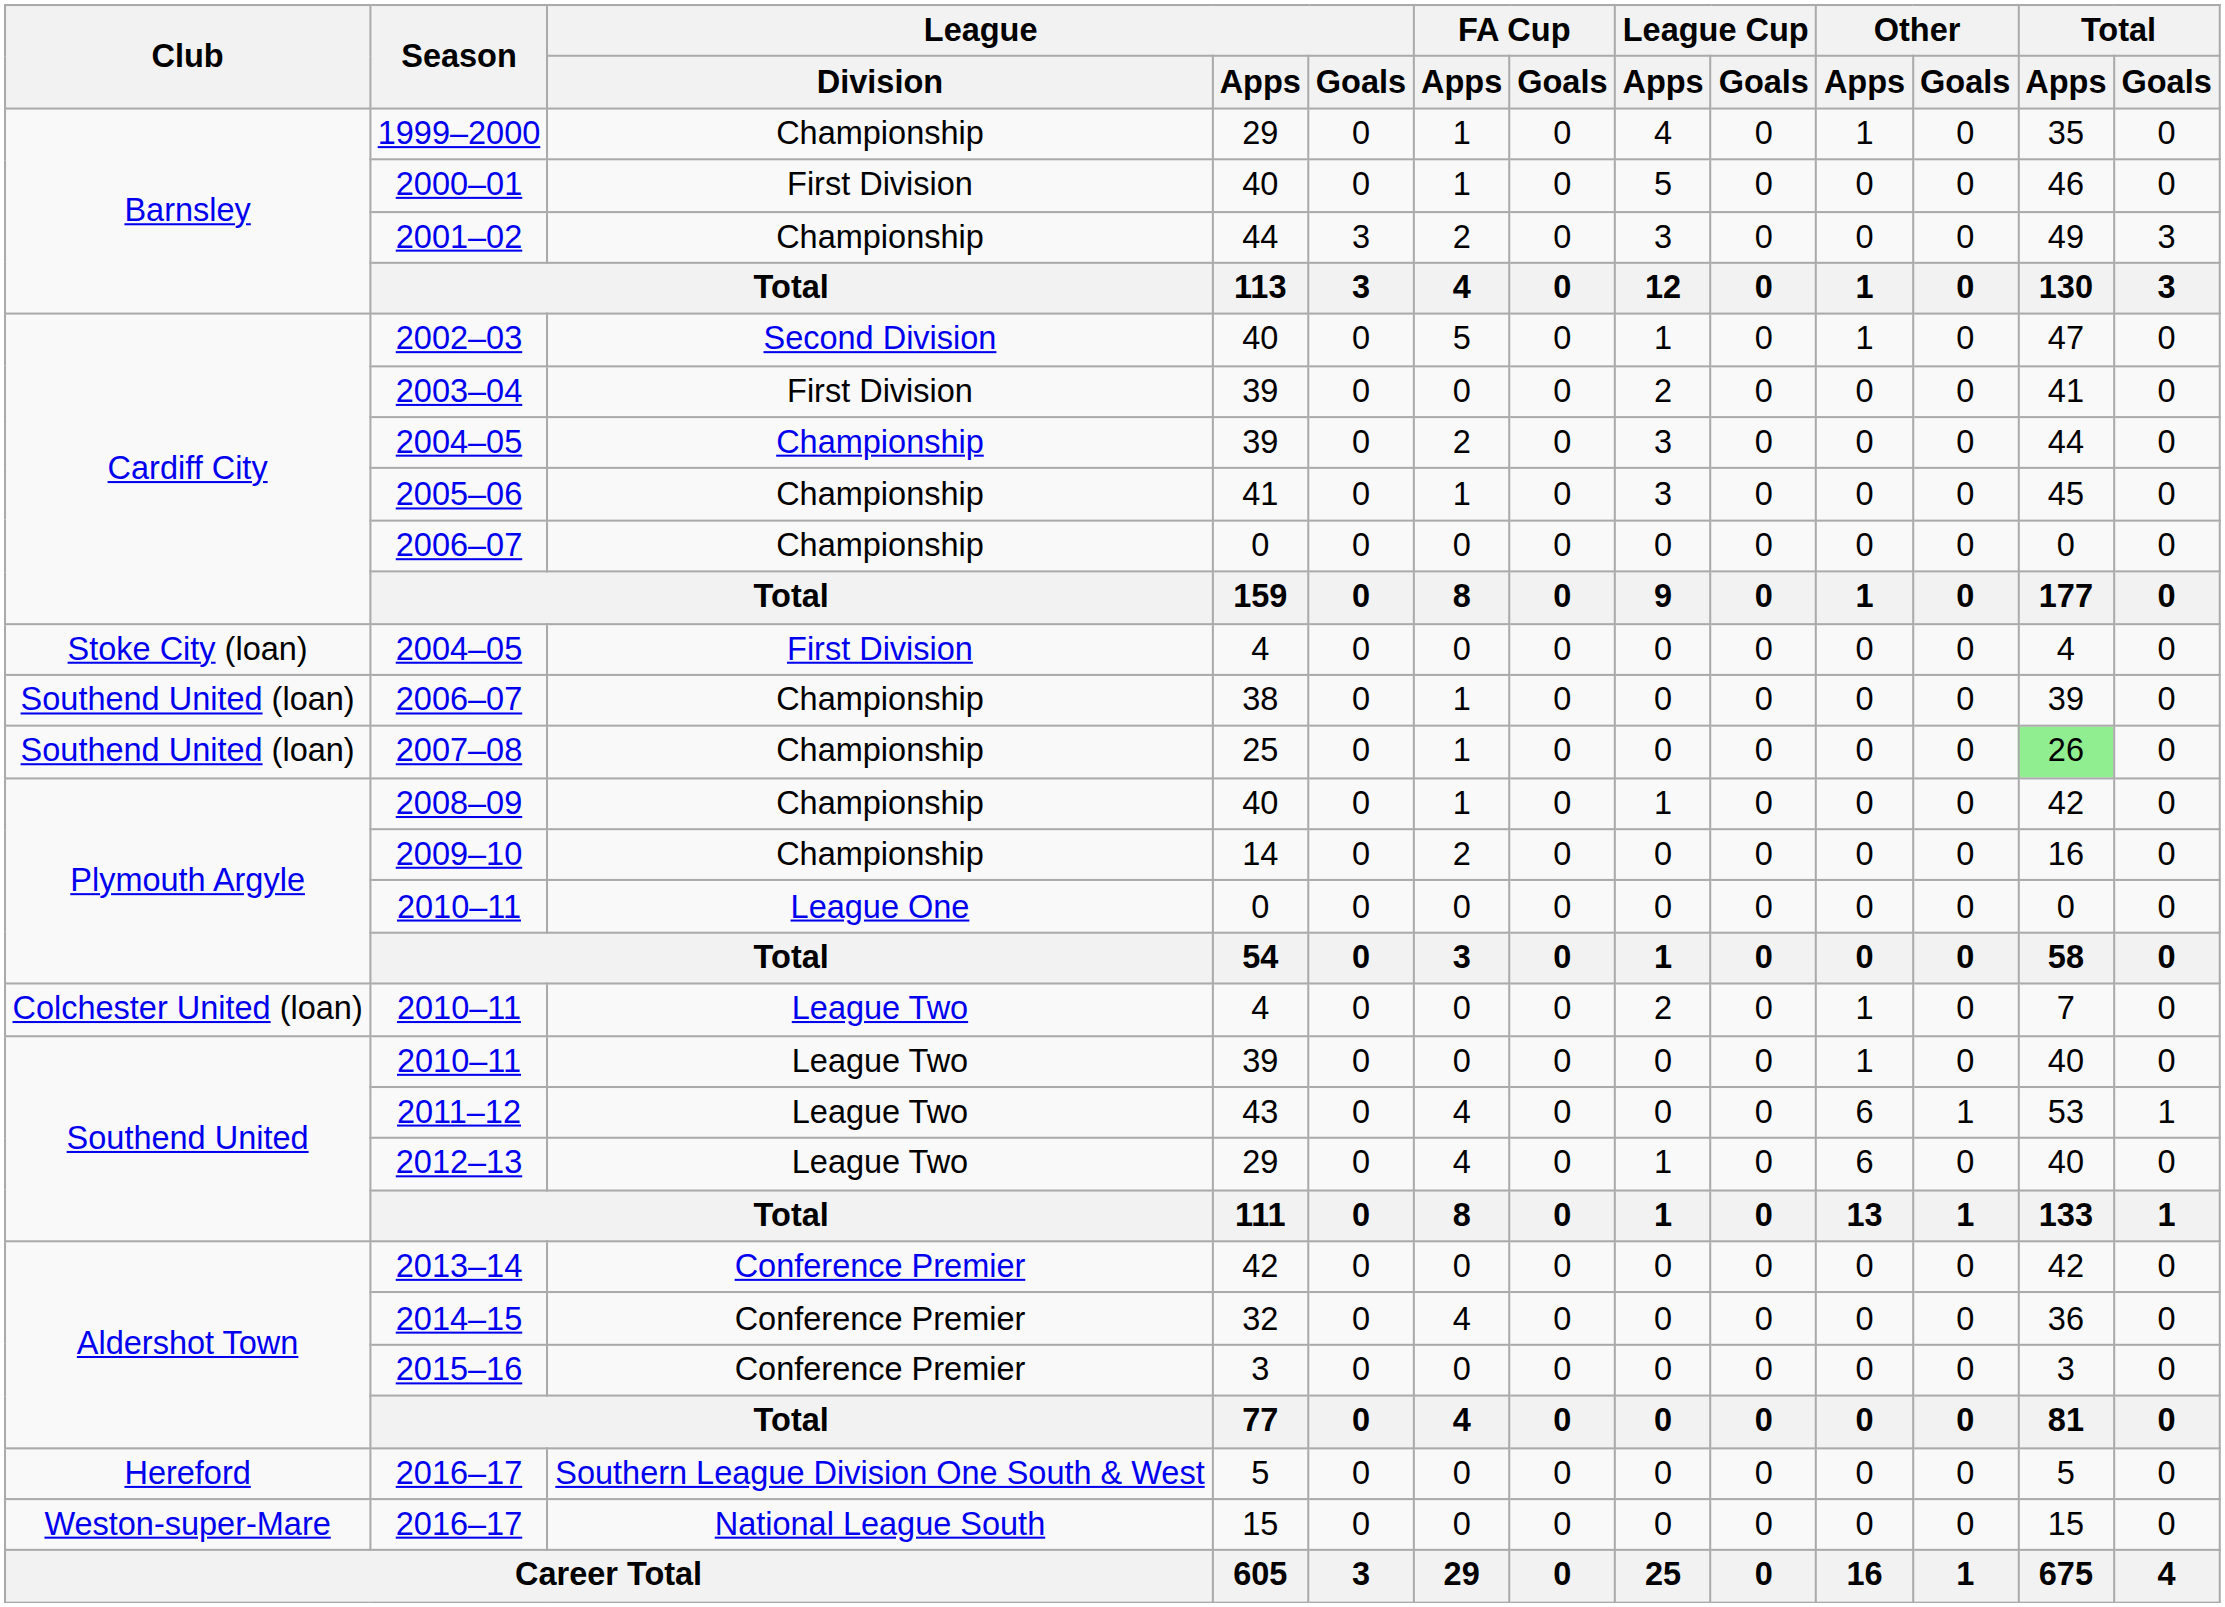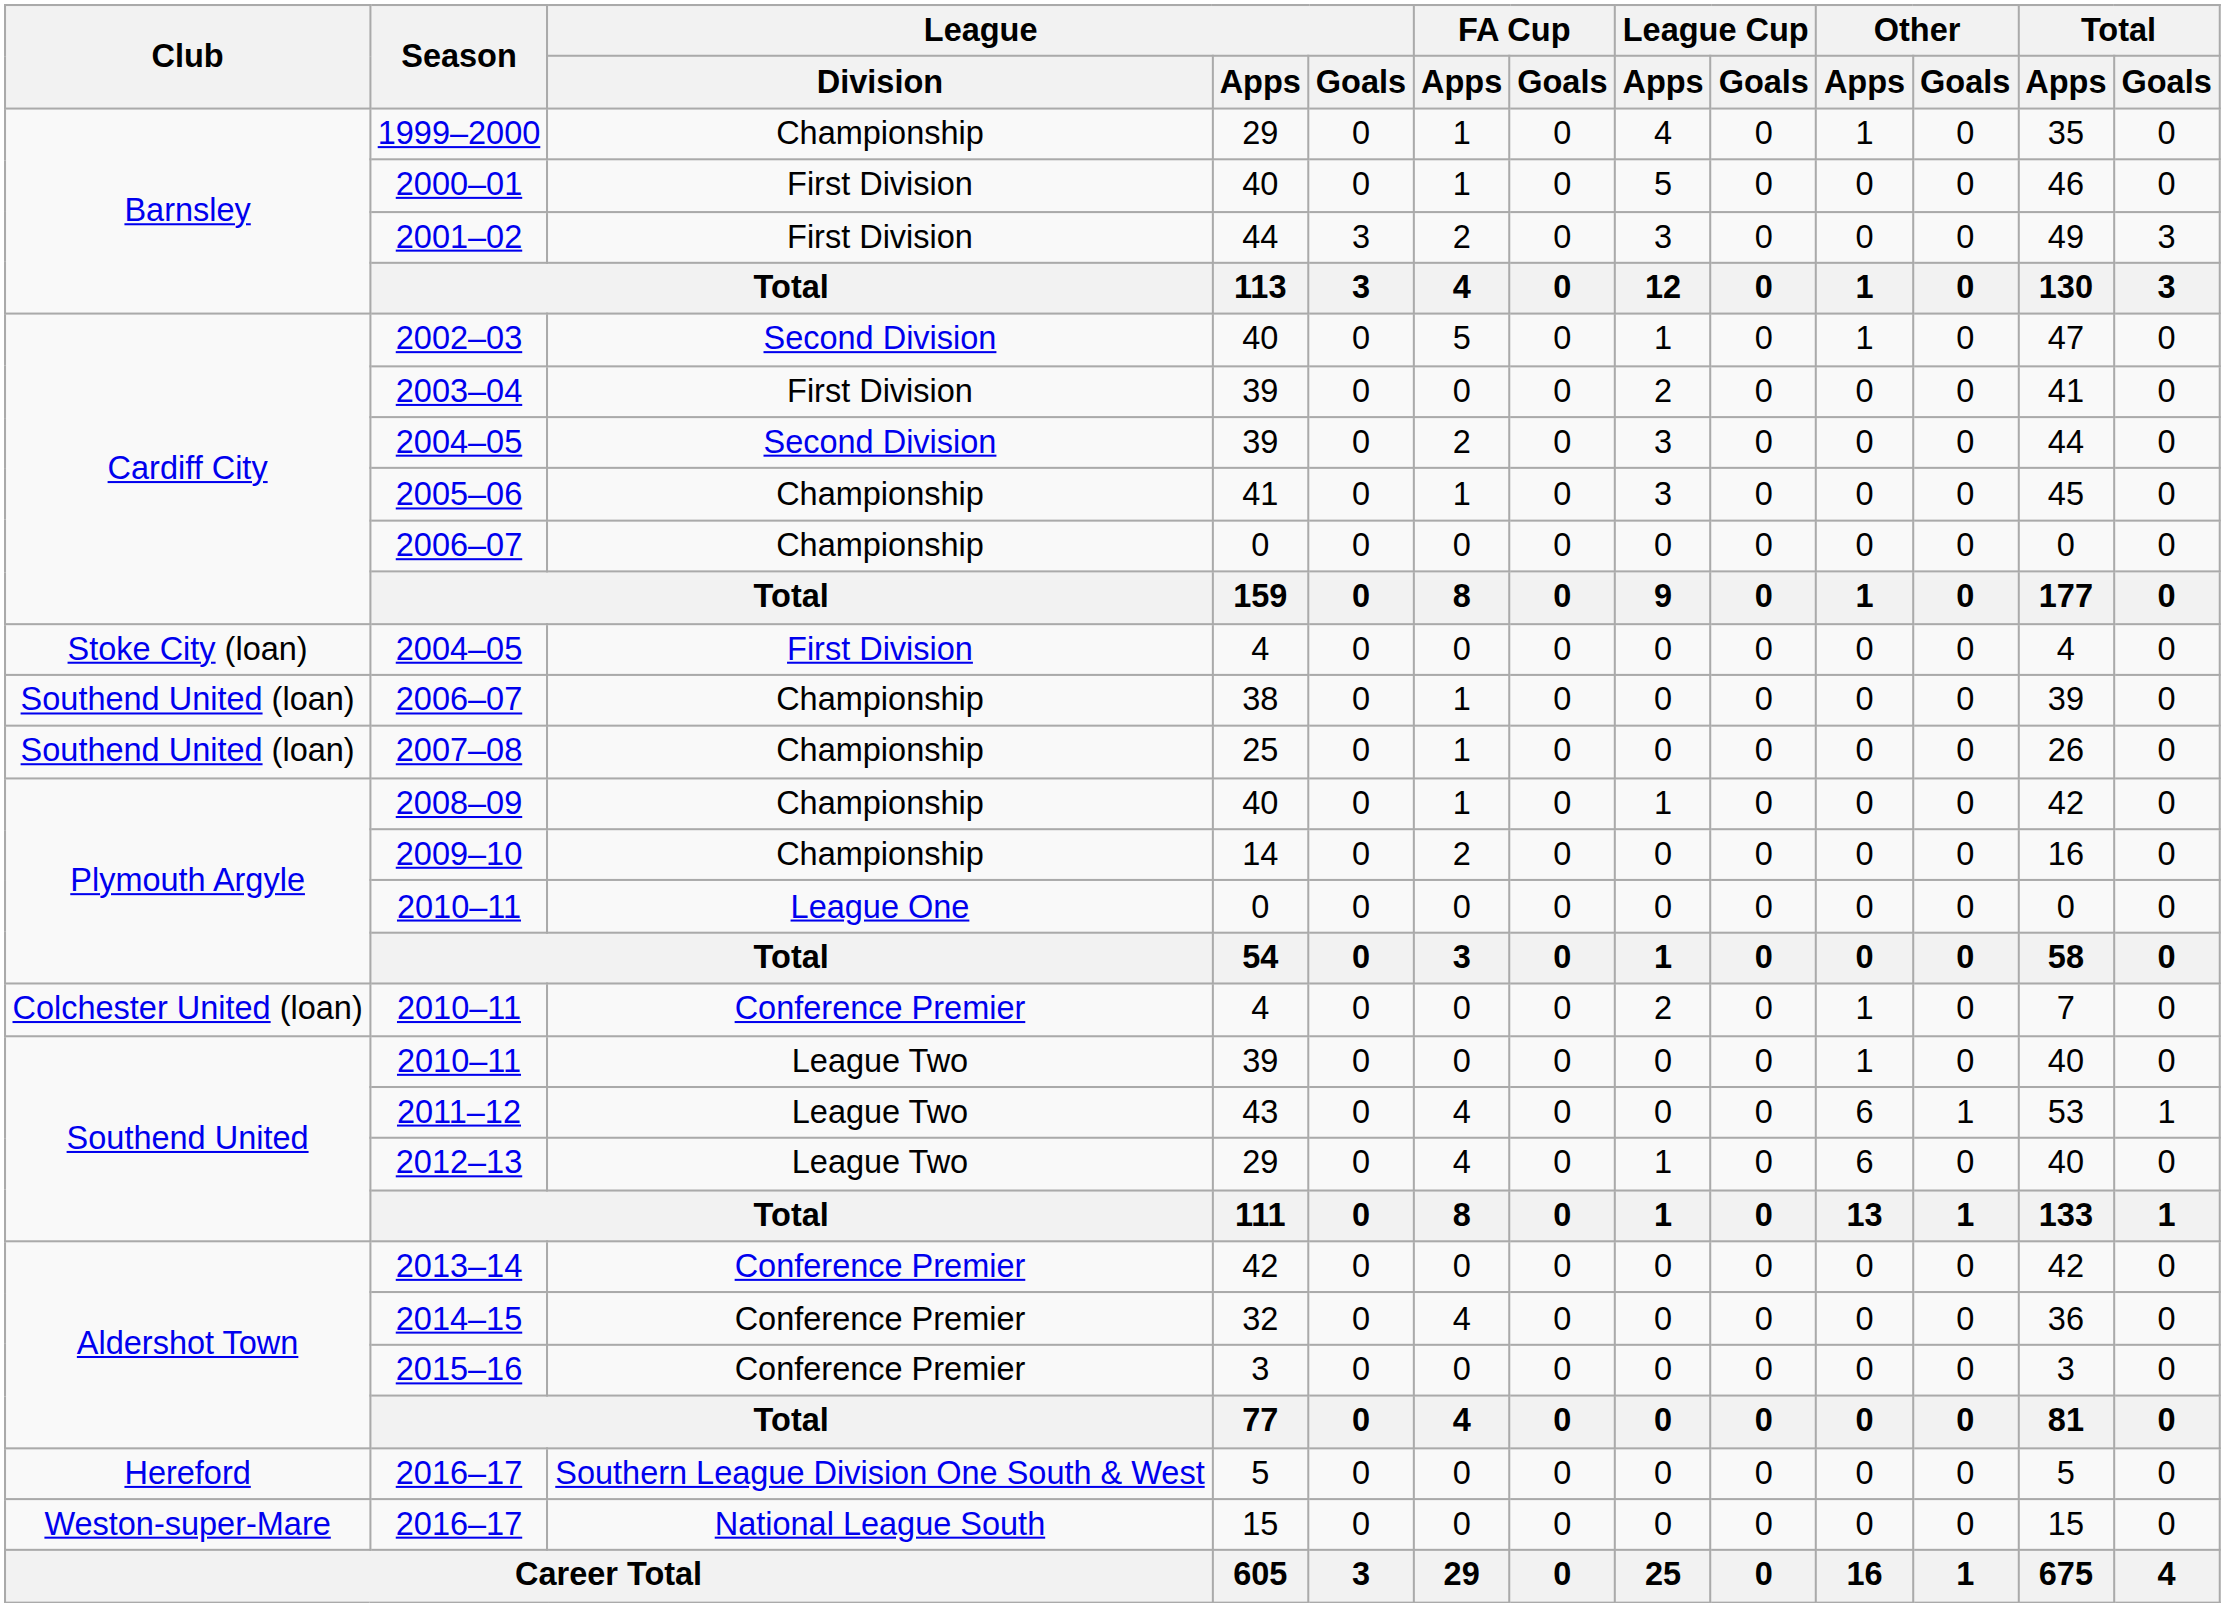(880, 236) Championship -> (880, 236) First Division
(880, 442) Championship -> (880, 442) Second Division
(2066, 751) lightgreen background -> (2066, 751) no background
(880, 1008) League Two -> (880, 1008) Conference Premier
